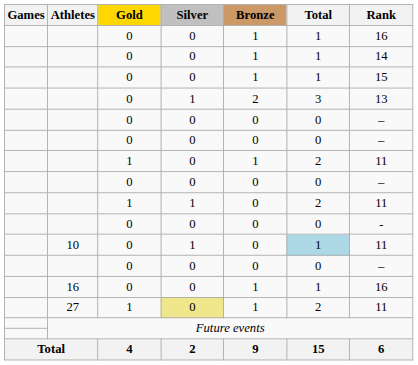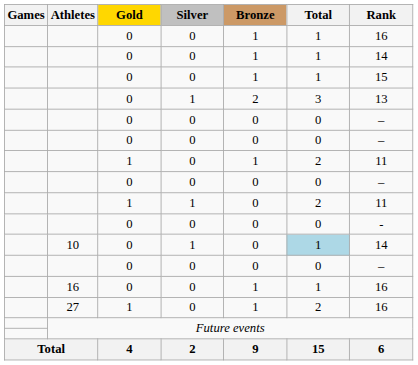(381, 245) 11 -> (381, 245) 14
(192, 307) khaki background -> (192, 307) no background
(381, 307) 11 -> (381, 307) 16
